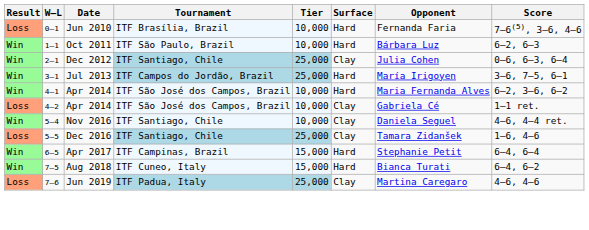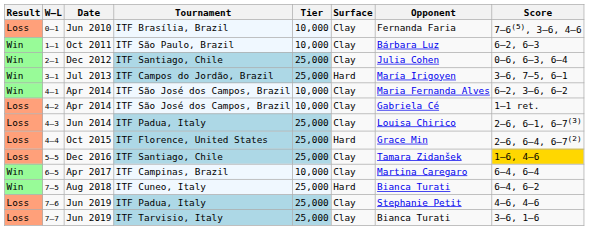(344, 28) Hard -> (344, 28) Clay
(344, 45) Hard -> (344, 45) Clay
(344, 91) Hard -> (344, 91) Clay
+ row: (52, 123)
+ row: (52, 141)
- row: (52, 122)
(517, 136) no background -> (517, 156) gold background
(312, 152) 15,000 -> (312, 172) 10,000
(344, 152) Hard -> (344, 172) Clay
(419, 152) Stephanie Petit -> (422, 172) Martina Caregaro
(312, 167) 15,000 -> (312, 187) 25,000
(422, 182) Martina Caregaro -> (419, 202) Stephanie Petit
+ row: (52, 218)
